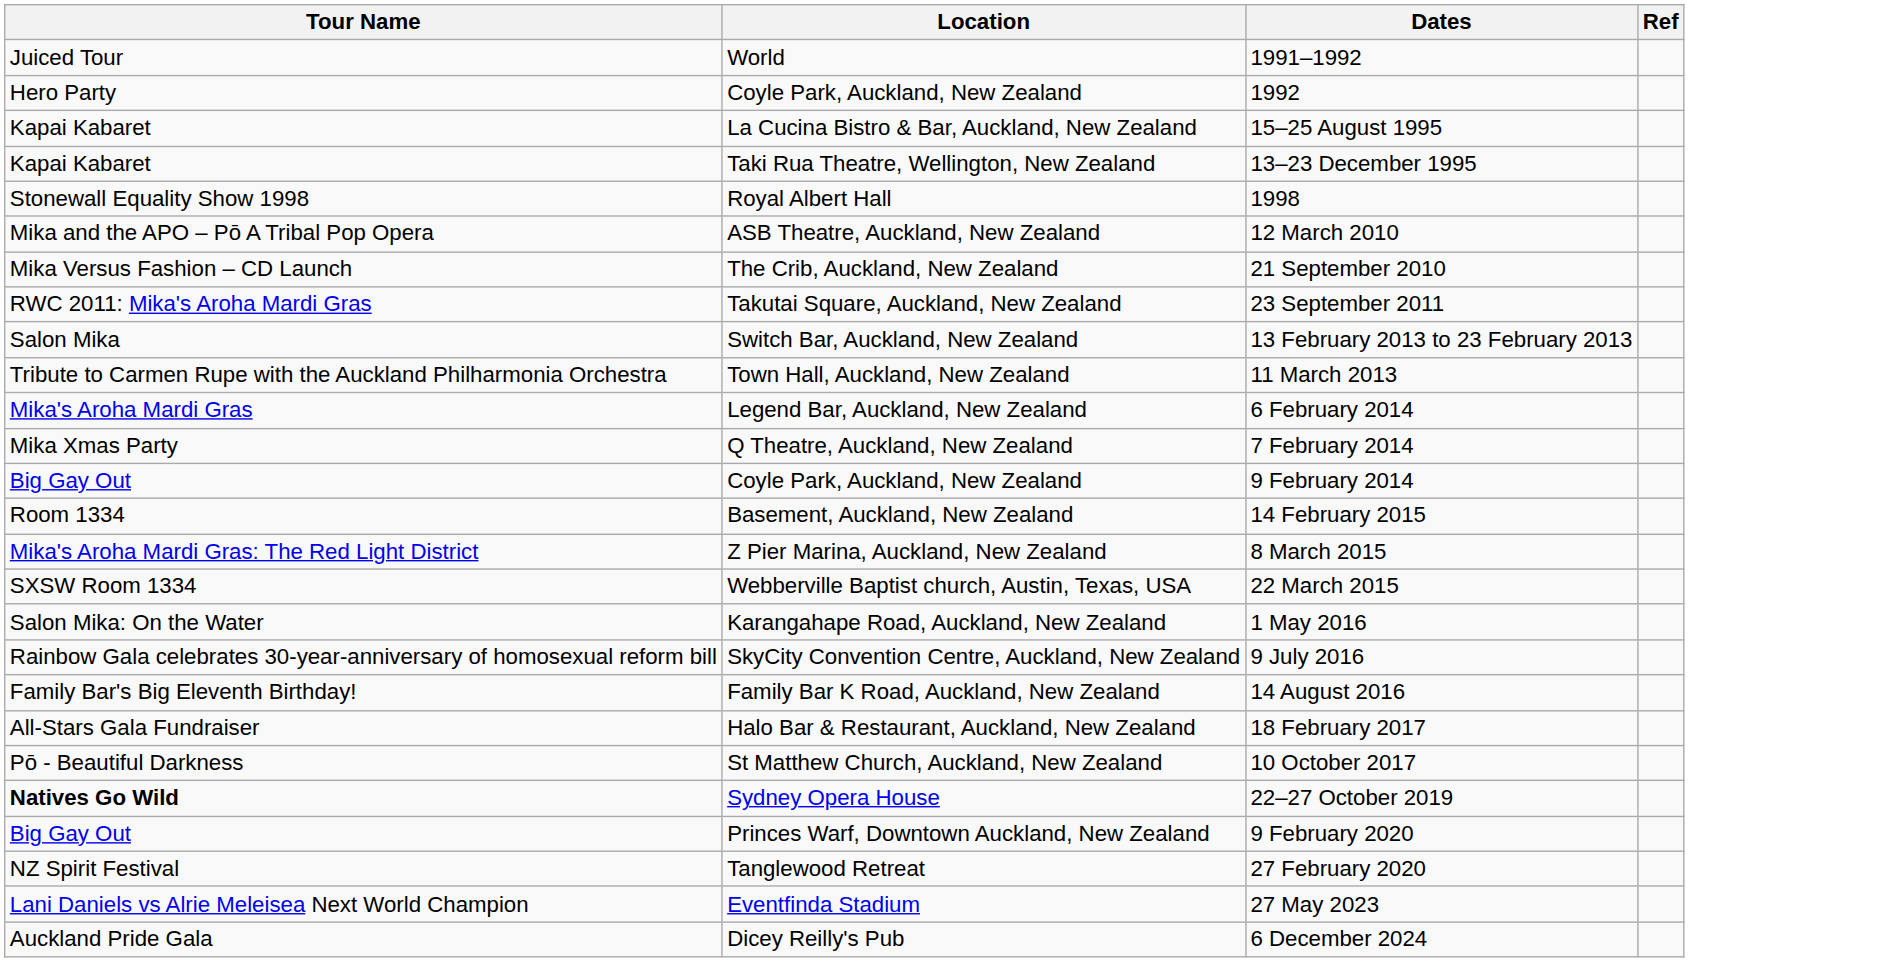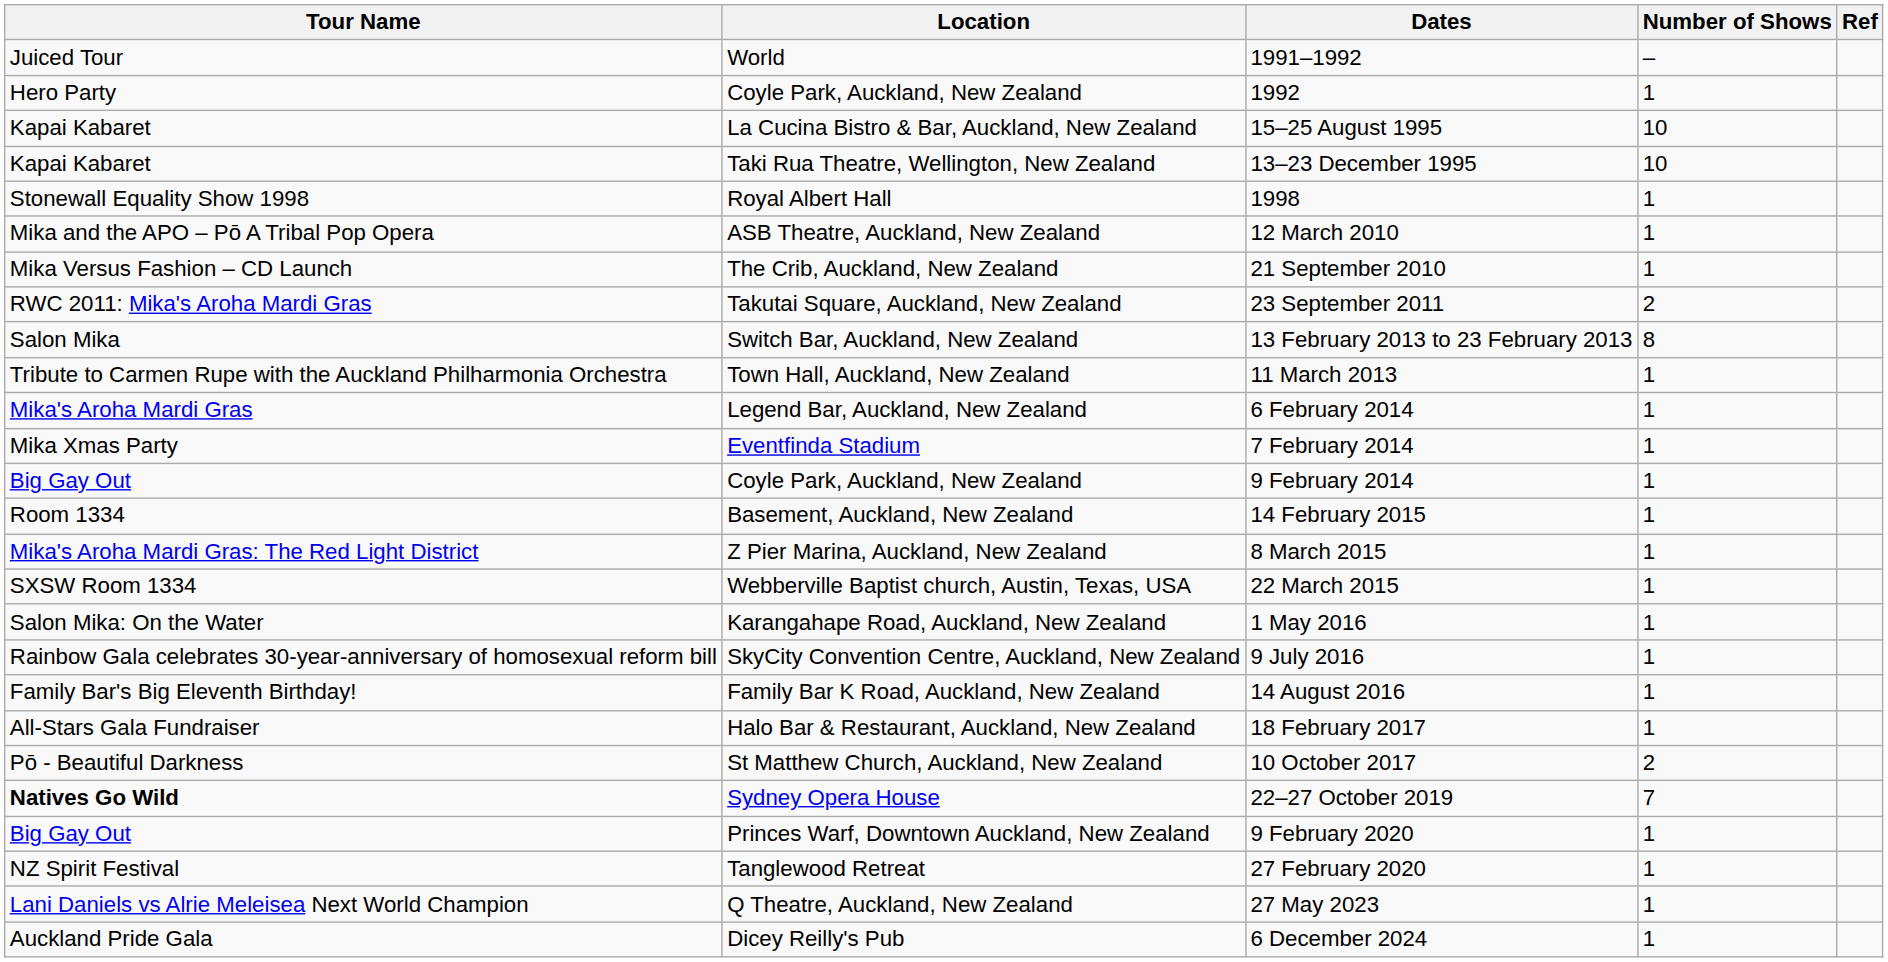+ column: (1737, 22)
(900, 445) Q Theatre, Auckland, New Zealand -> (824, 445) Eventfinda Stadium
(824, 903) Eventfinda Stadium -> (900, 903) Q Theatre, Auckland, New Zealand
